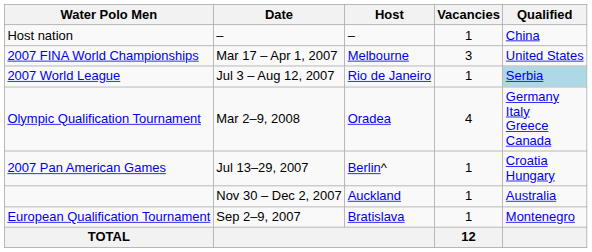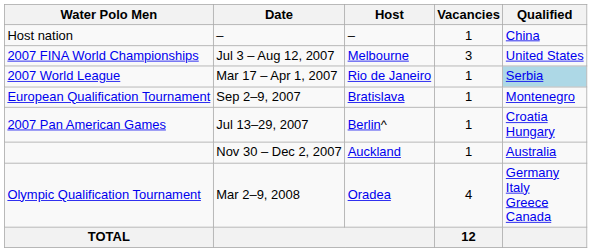(277, 55) Mar 17 – Apr 1, 2007 -> (275, 55) Jul 3 – Aug 12, 2007
(275, 76) Jul 3 – Aug 12, 2007 -> (277, 76) Mar 17 – Apr 1, 2007
rows swapped: (109, 216) <-> (104, 118)
